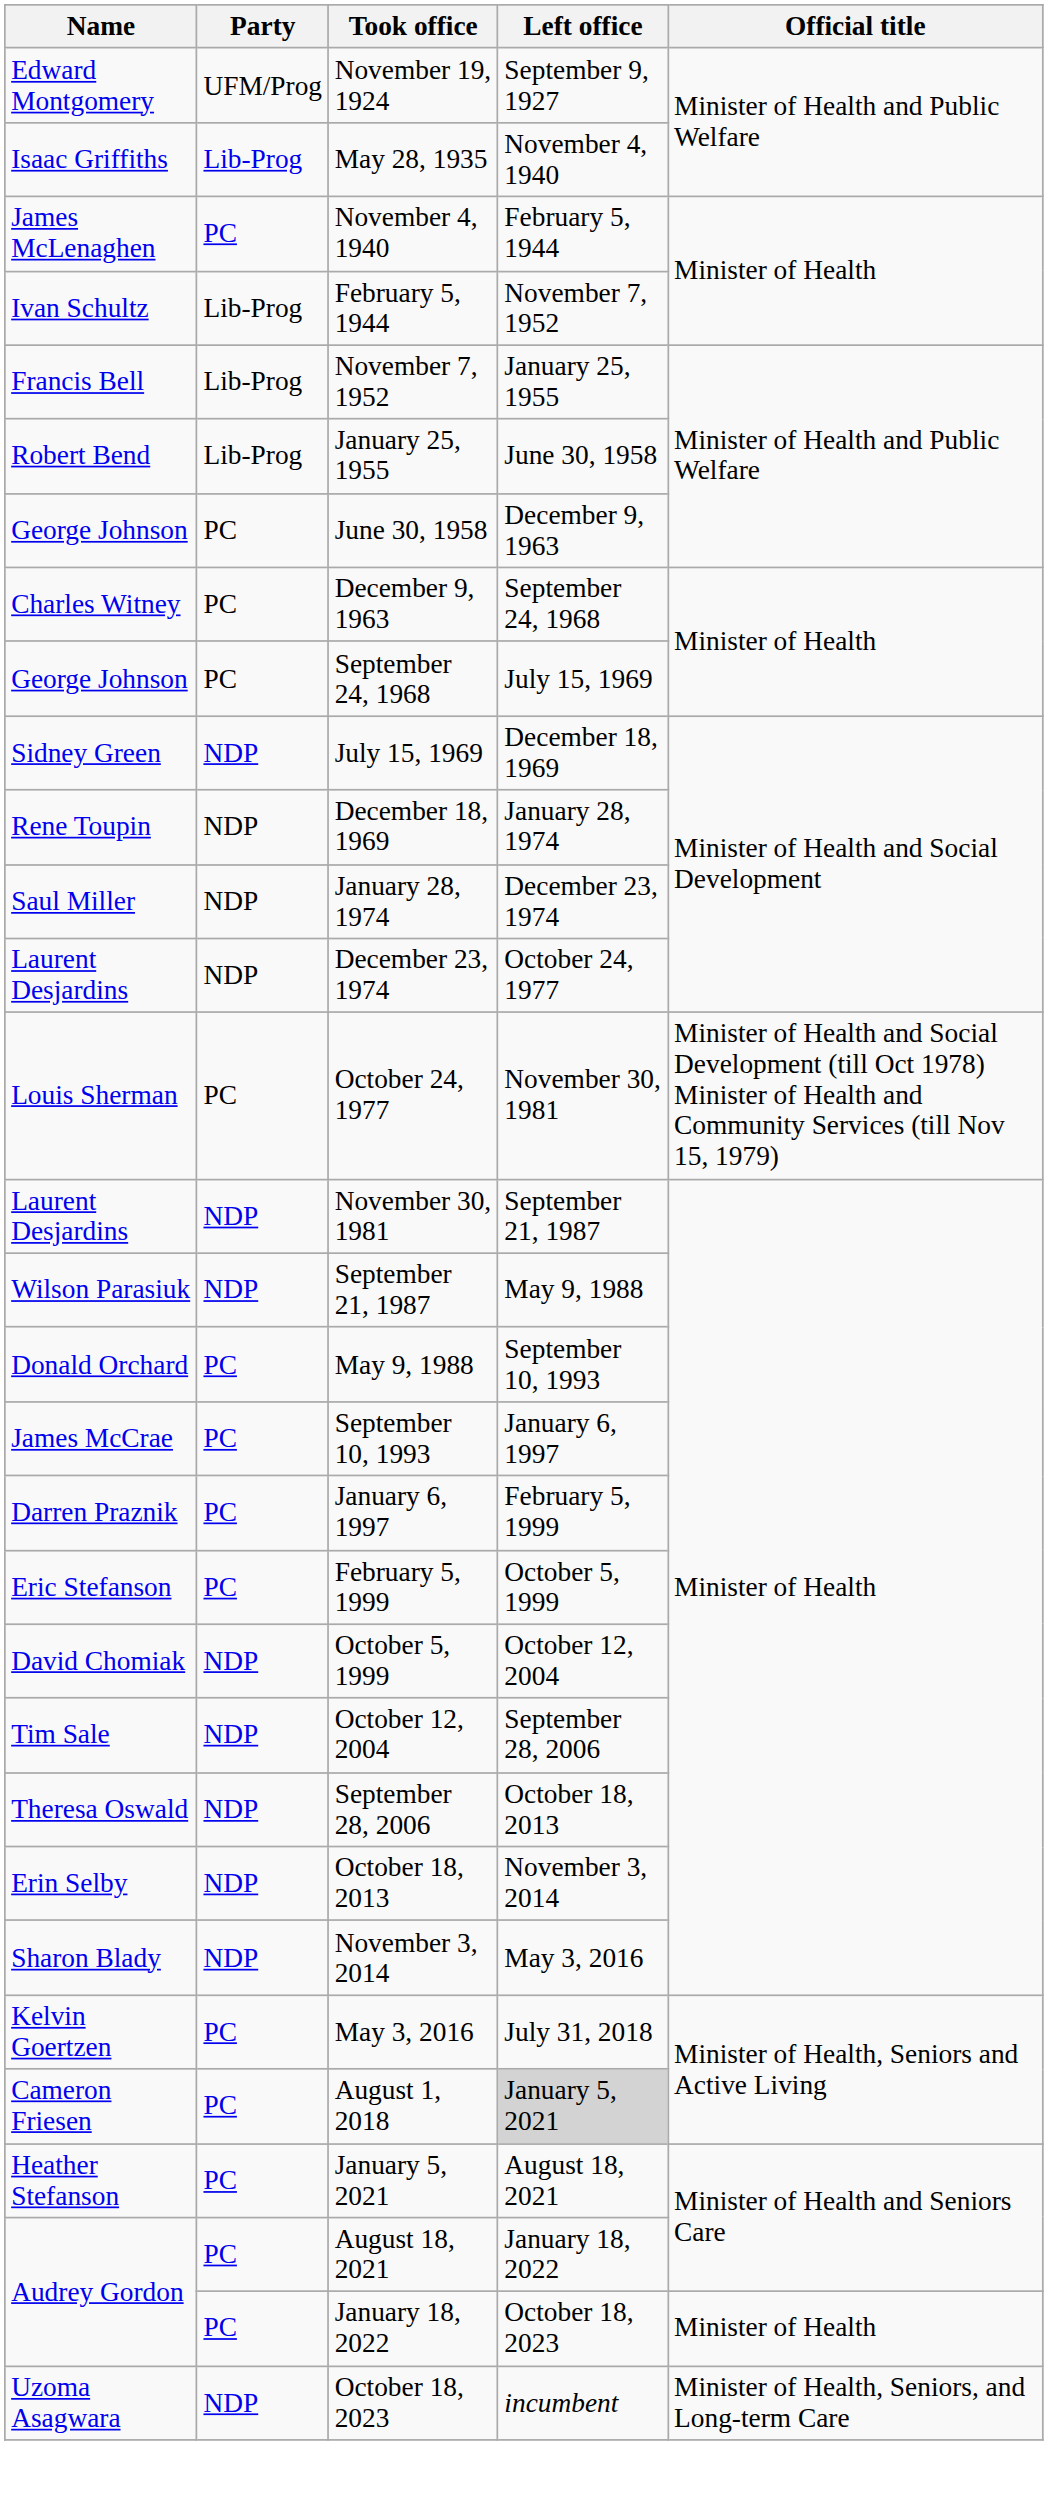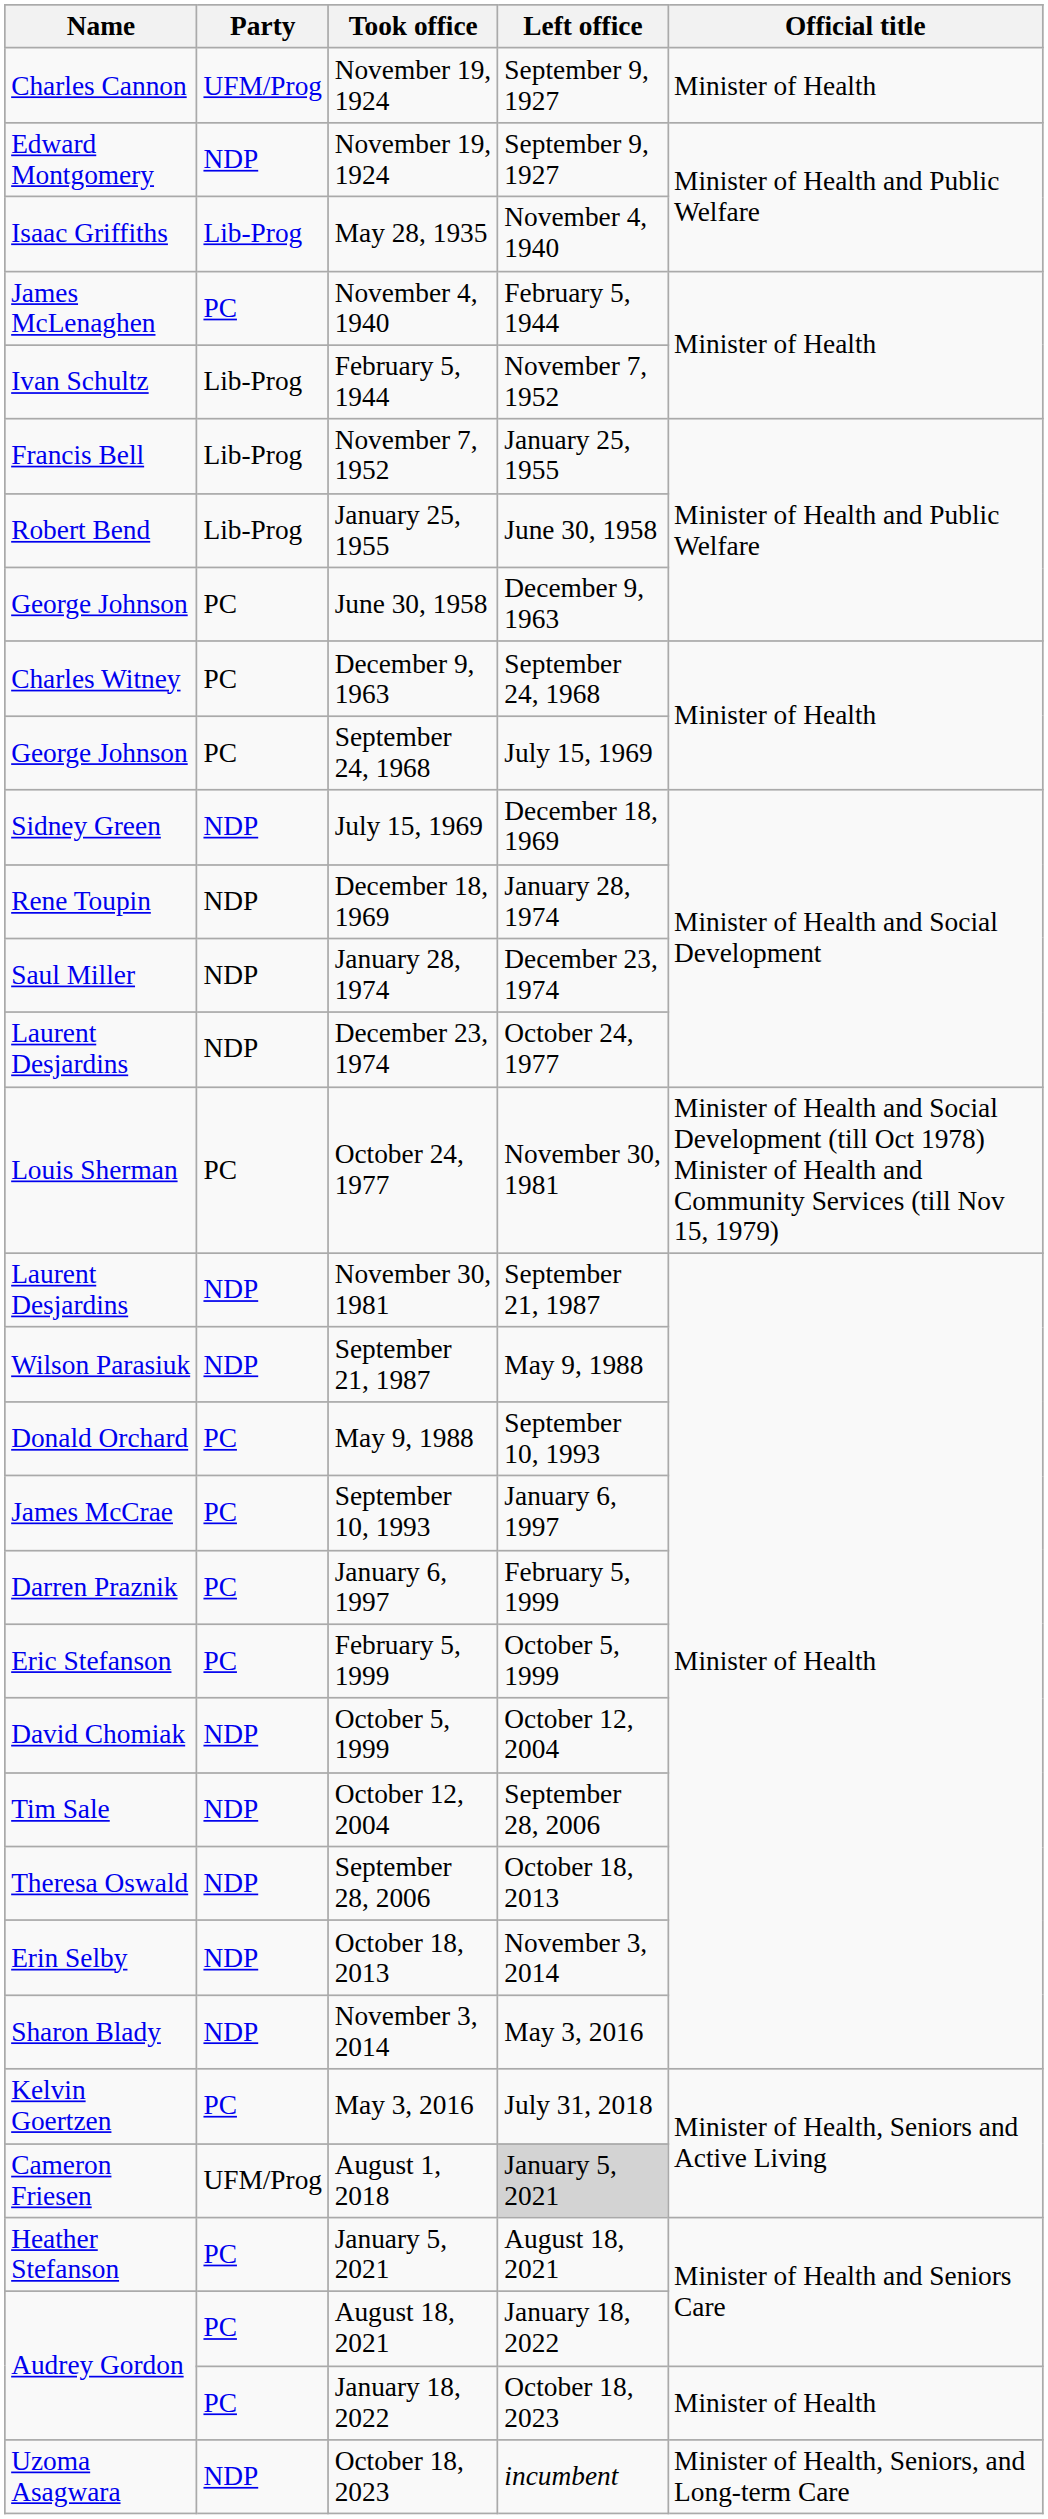+ row: (99, 84)
(263, 84) UFM/Prog -> (231, 159) NDP
(220, 2105) PC -> (263, 2179) UFM/Prog
